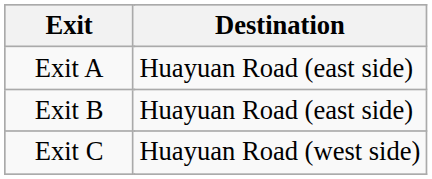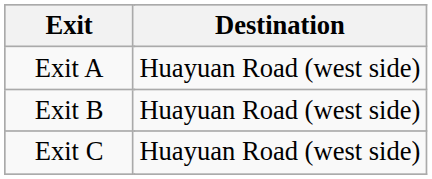(276, 67) Huayuan Road (east side) -> (280, 67) Huayuan Road (west side)
(276, 109) Huayuan Road (east side) -> (280, 109) Huayuan Road (west side)
